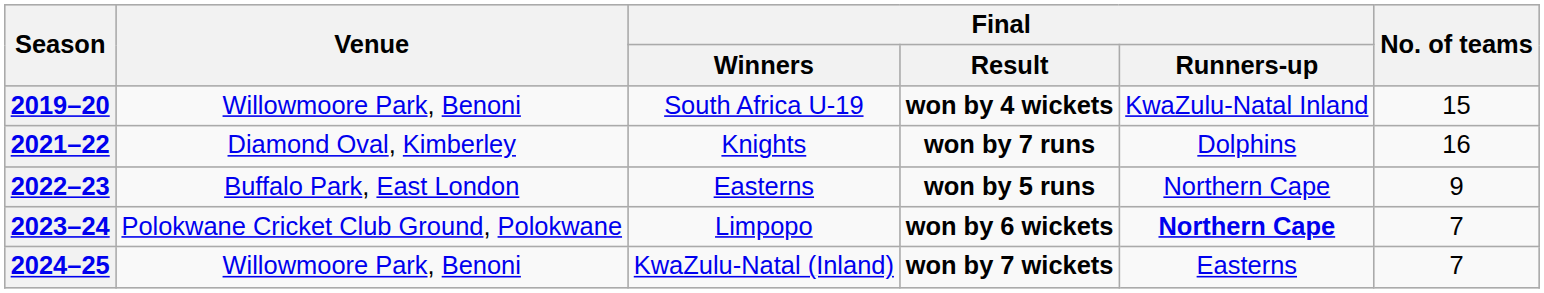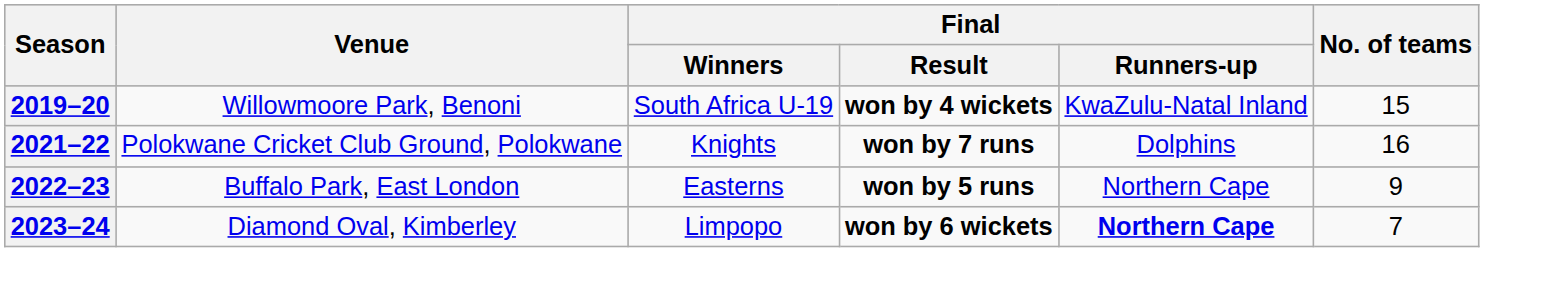(372, 145) Diamond Oval, Kimberley -> (372, 145) Polokwane Cricket Club Ground, Polokwane
(372, 226) Polokwane Cricket Club Ground, Polokwane -> (372, 226) Diamond Oval, Kimberley
- row: (60, 266)
